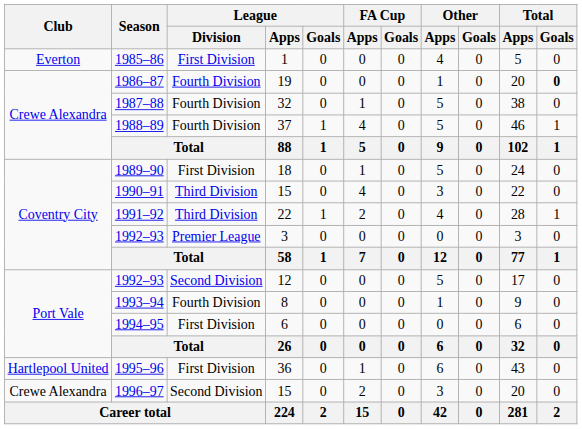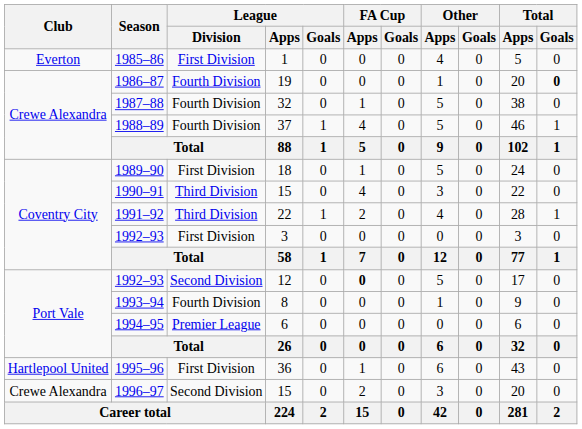(216, 236) Premier League -> (216, 236) First Division
(362, 280) normal -> (362, 280) bold
(216, 324) First Division -> (216, 324) Premier League
